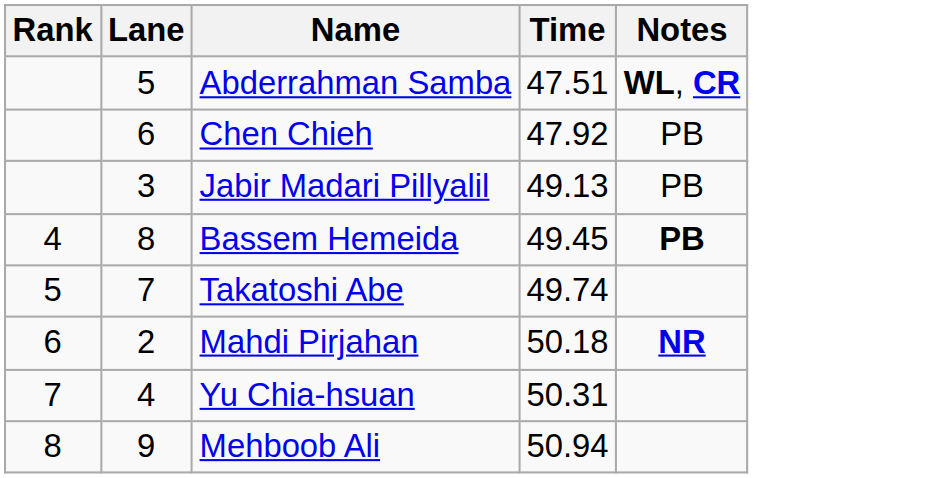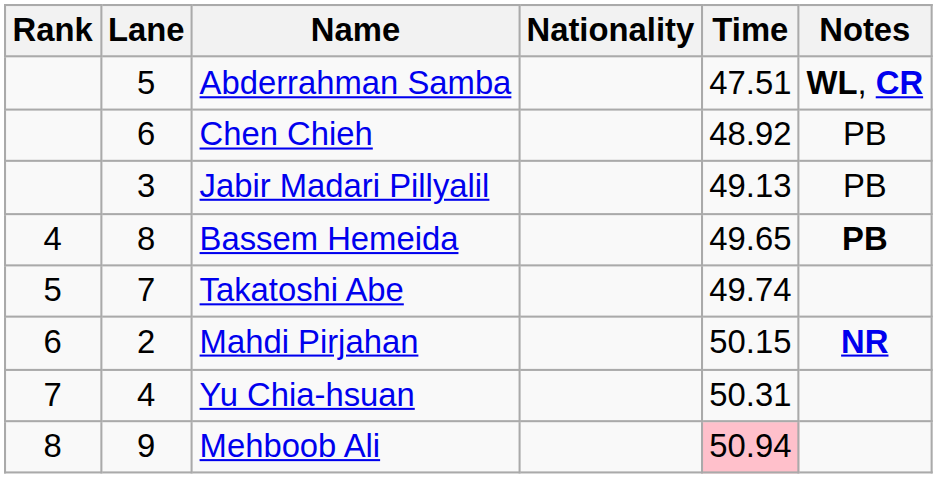+ column: (610, 30)
(568, 134) 47.92 -> (750, 134) 48.92
(568, 238) 49.45 -> (750, 238) 49.65
(568, 342) 50.18 -> (750, 342) 50.15
(568, 446) no background -> (750, 446) pink background
